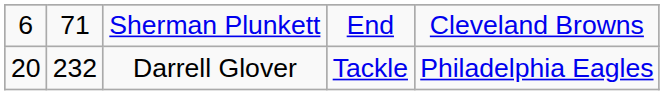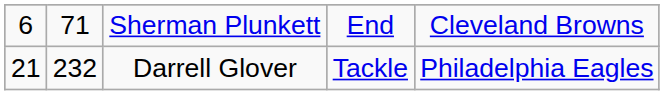(26, 67) 20 -> (26, 67) 21
